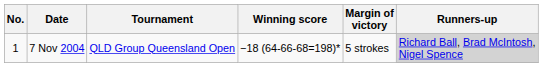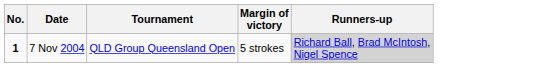- column: (290, 19)
(16, 48) normal -> (16, 48) bold
